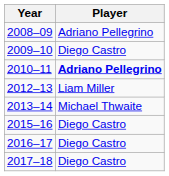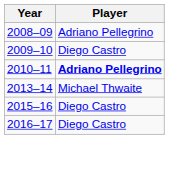- row: (30, 87)
- row: (30, 161)
